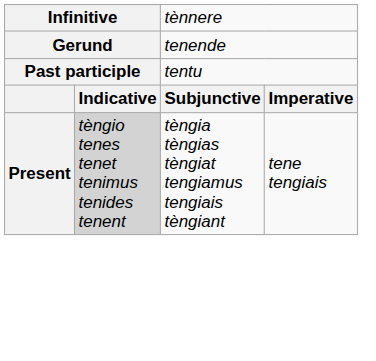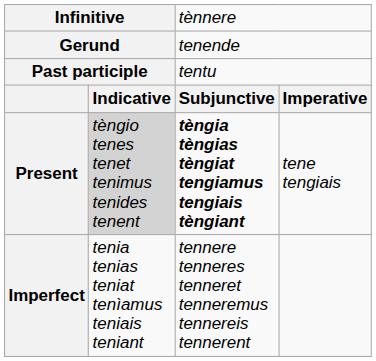(204, 173) normal -> (221, 173) bold
+ row: (47, 295)
